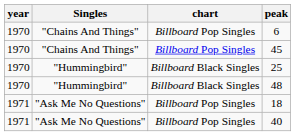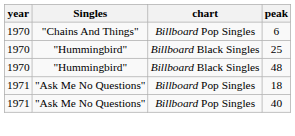- row: (276, 49)
